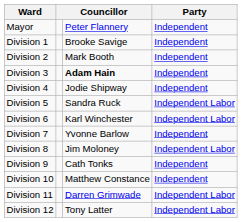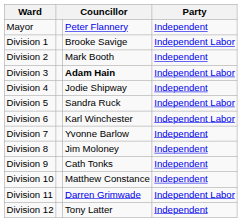(181, 42) Independent -> (195, 42) Independent Labor
(181, 73) Independent -> (195, 73) Independent Labor
(195, 149) Independent Labor -> (181, 149) Independent
(195, 210) Independent Labor -> (181, 210) Independent
